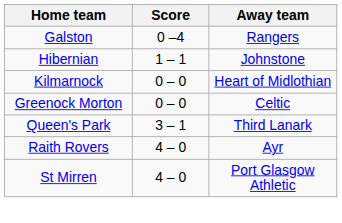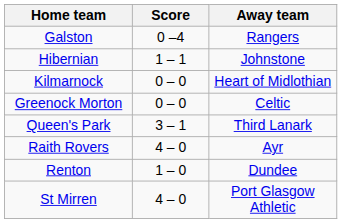+ row: (69, 170)
